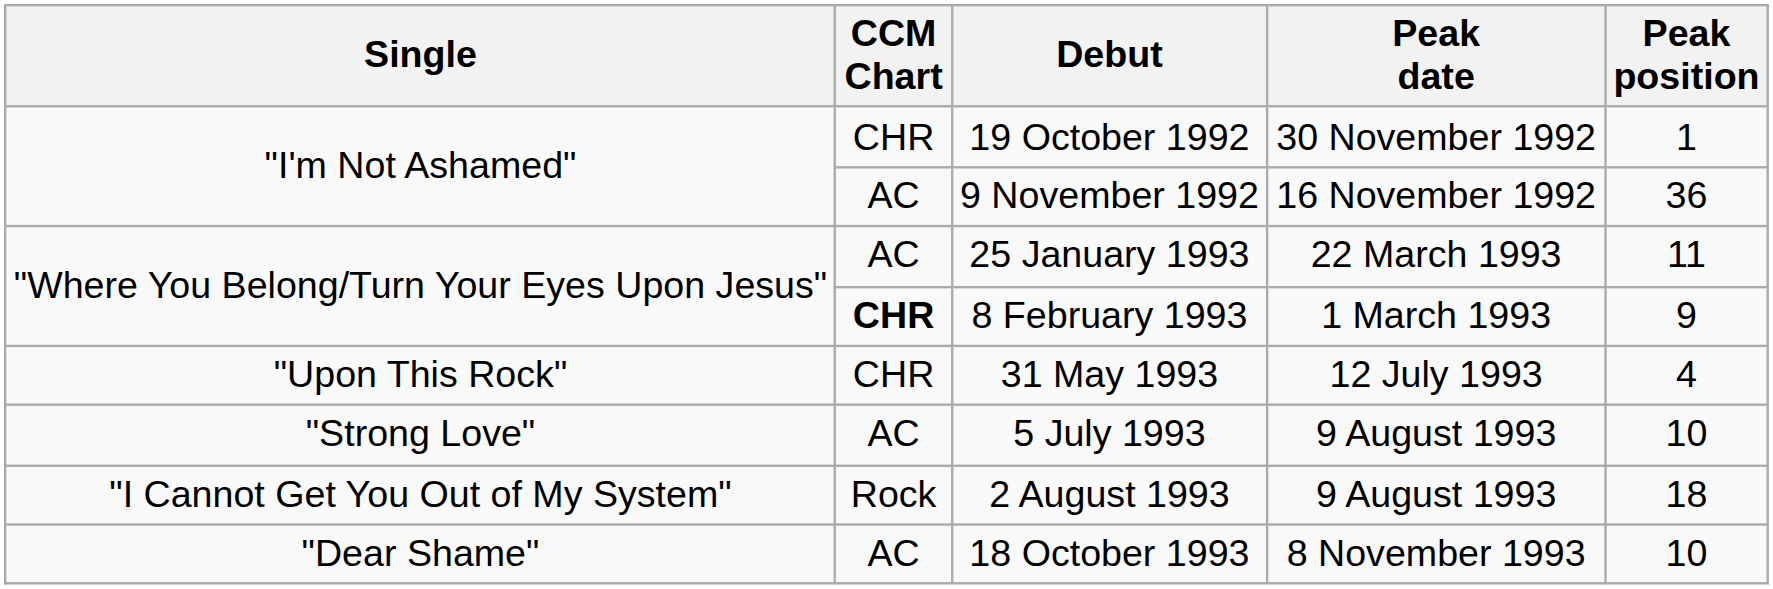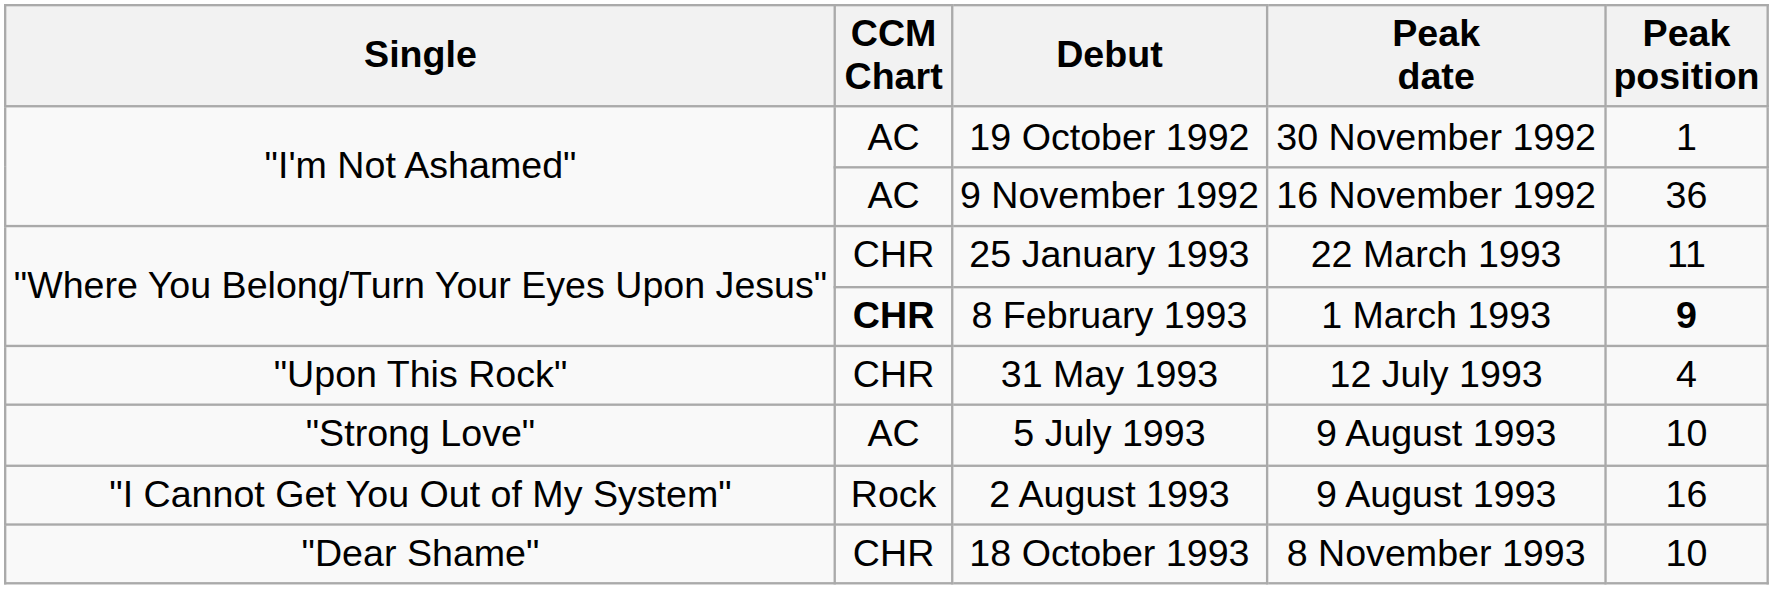(894, 136) CHR -> (894, 136) AC
(894, 255) AC -> (894, 255) CHR
(1686, 315) normal -> (1686, 315) bold
(1686, 494) 18 -> (1686, 494) 16
(894, 553) AC -> (894, 553) CHR
